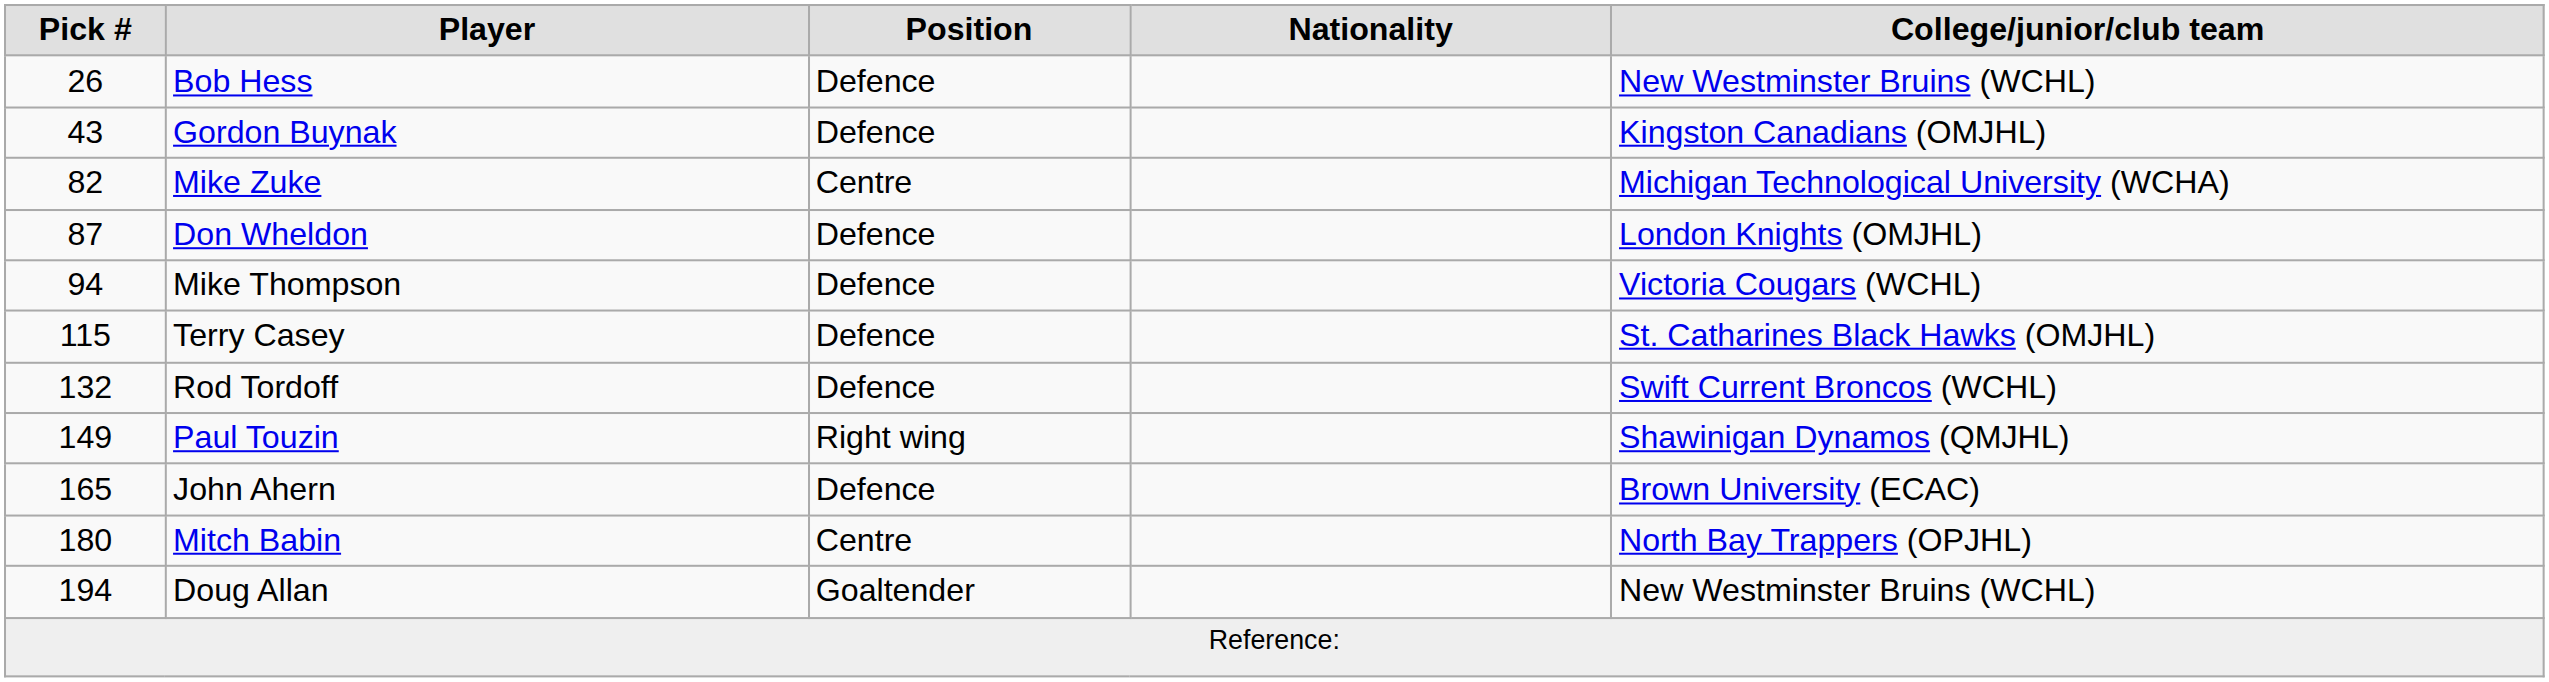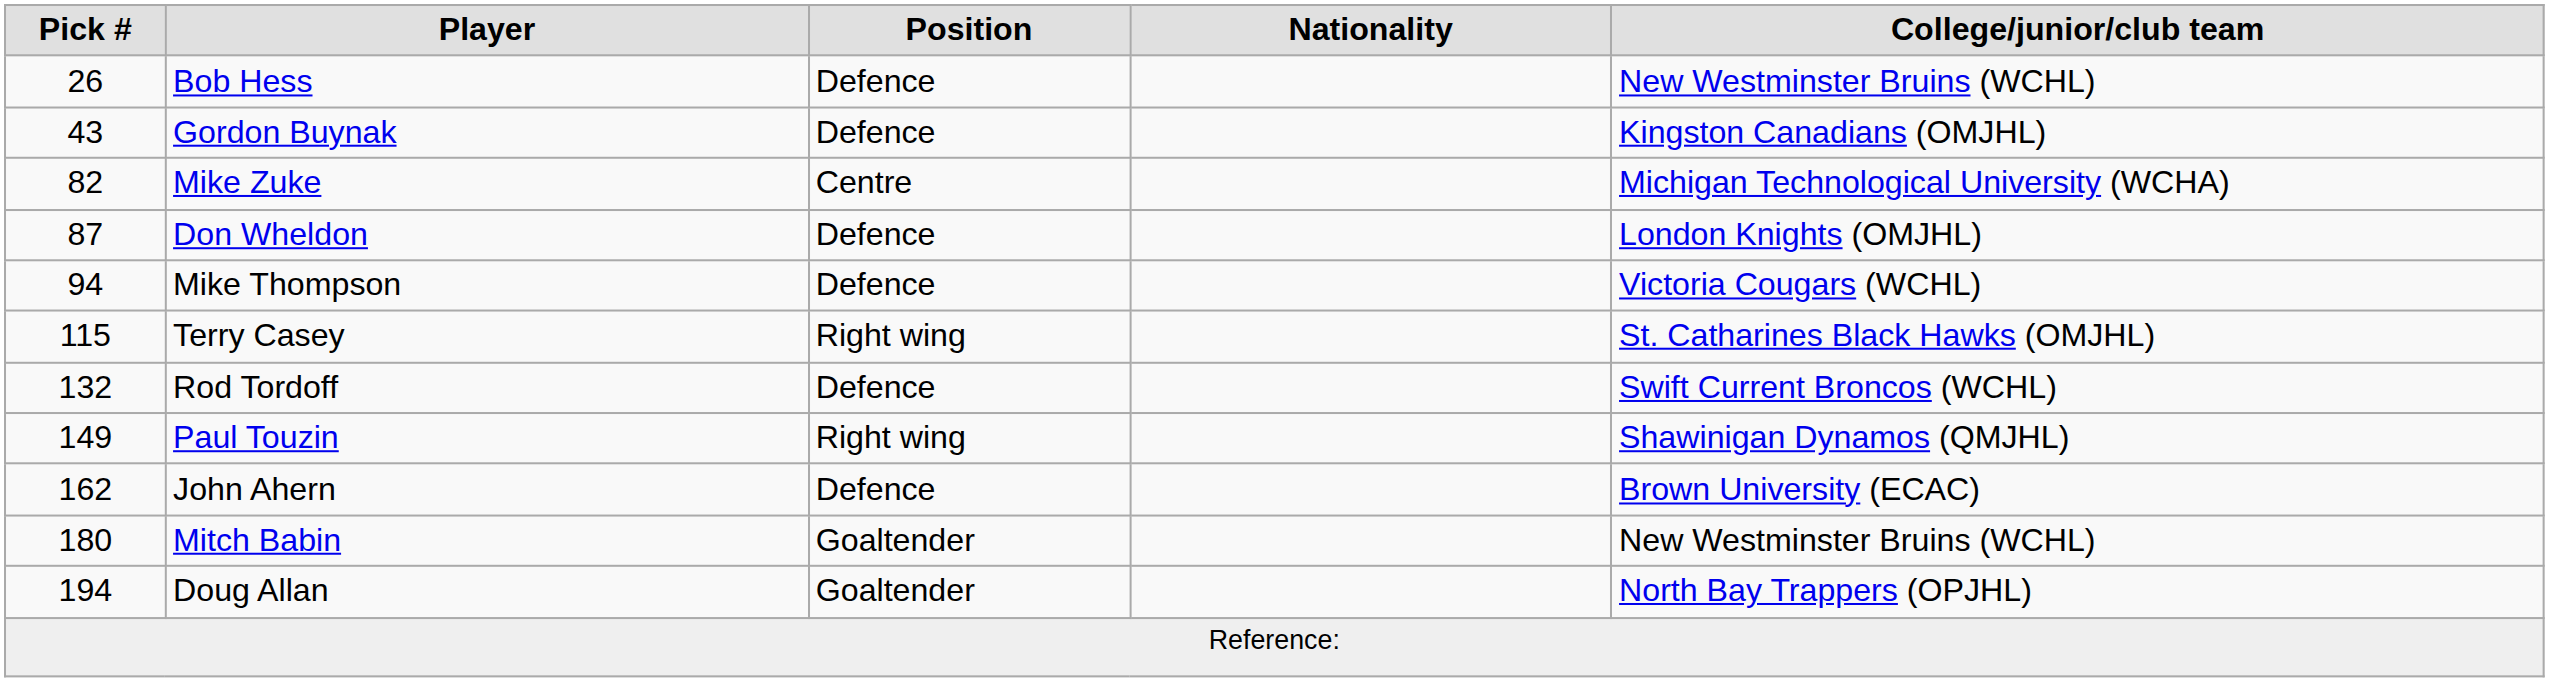(876, 336) Defence -> (891, 336) Right wing
(85, 489) 165 -> (85, 489) 162
(864, 540) Centre -> (895, 540) Goaltender
(1825, 540) North Bay Trappers (OPJHL) -> (1857, 540) New Westminster Bruins (WCHL)
(1857, 591) New Westminster Bruins (WCHL) -> (1825, 591) North Bay Trappers (OPJHL)
